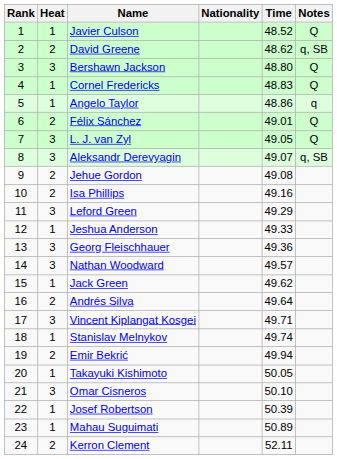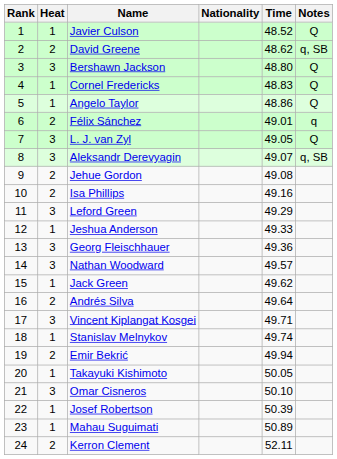(314, 103) q -> (314, 103) Q
(314, 121) Q -> (314, 121) q
